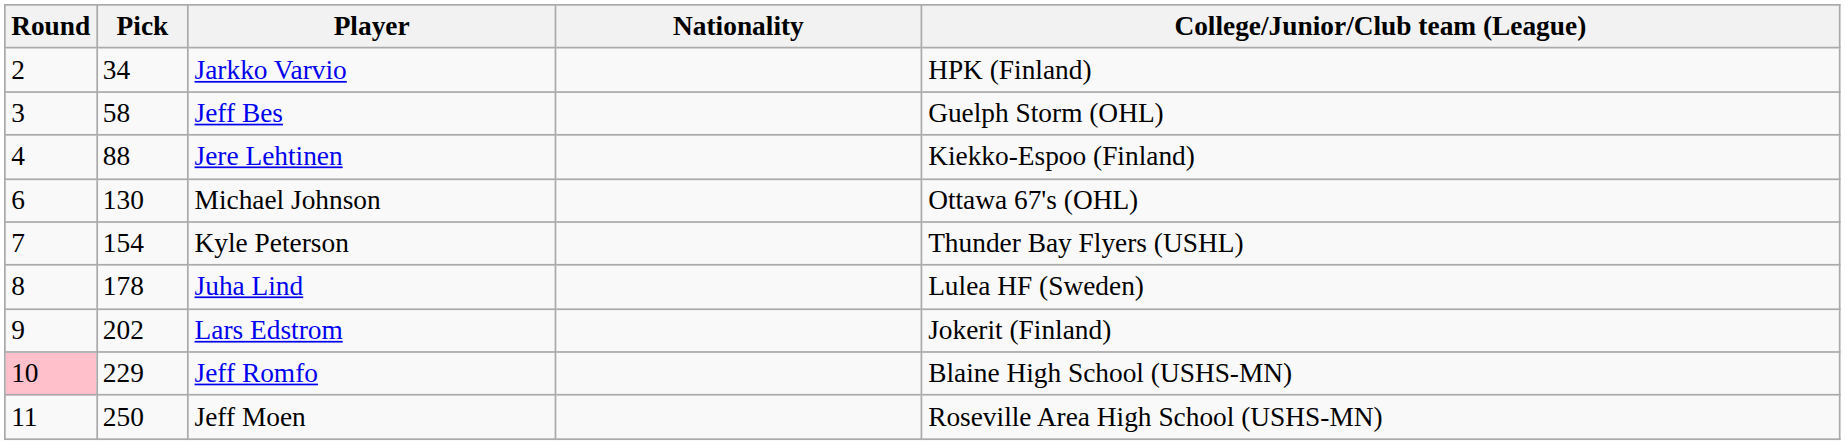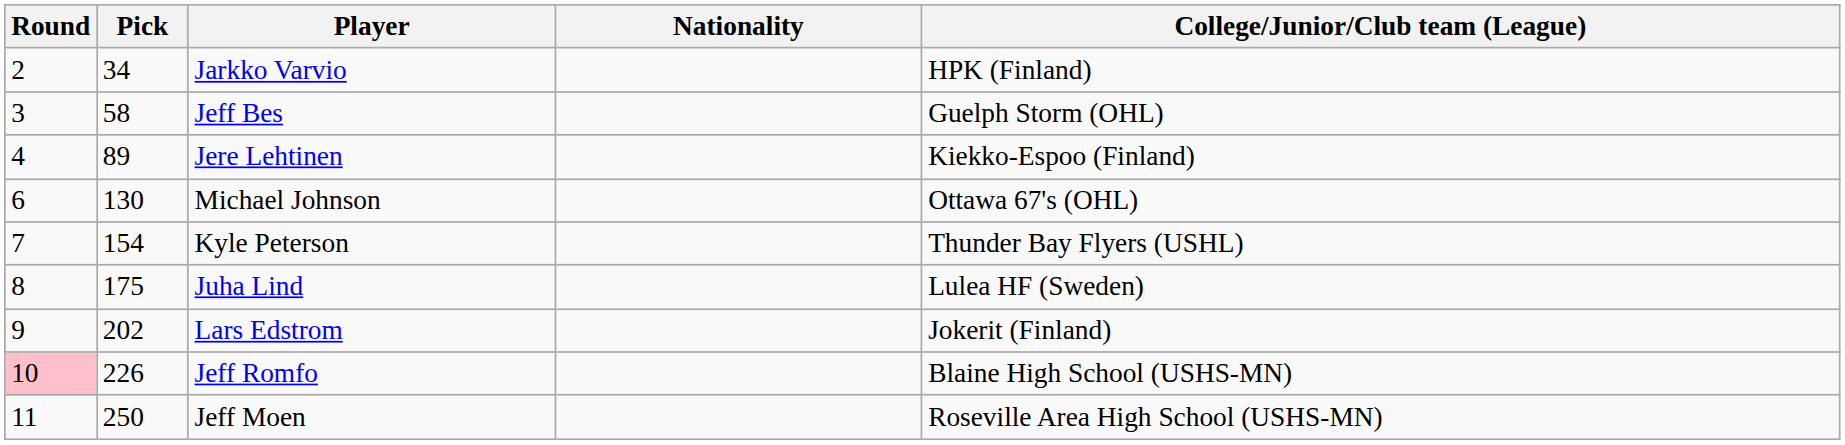(117, 156) 88 -> (117, 156) 89
(123, 286) 178 -> (123, 286) 175
(123, 373) 229 -> (123, 373) 226
